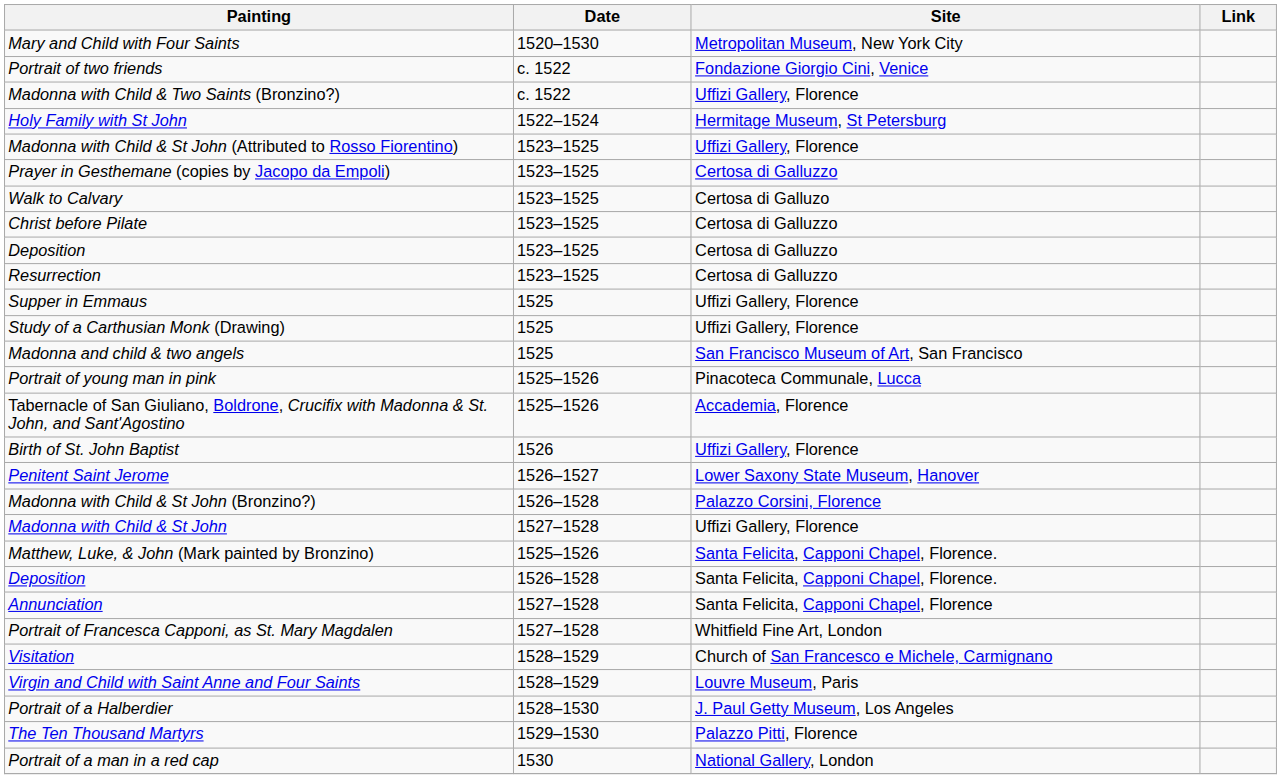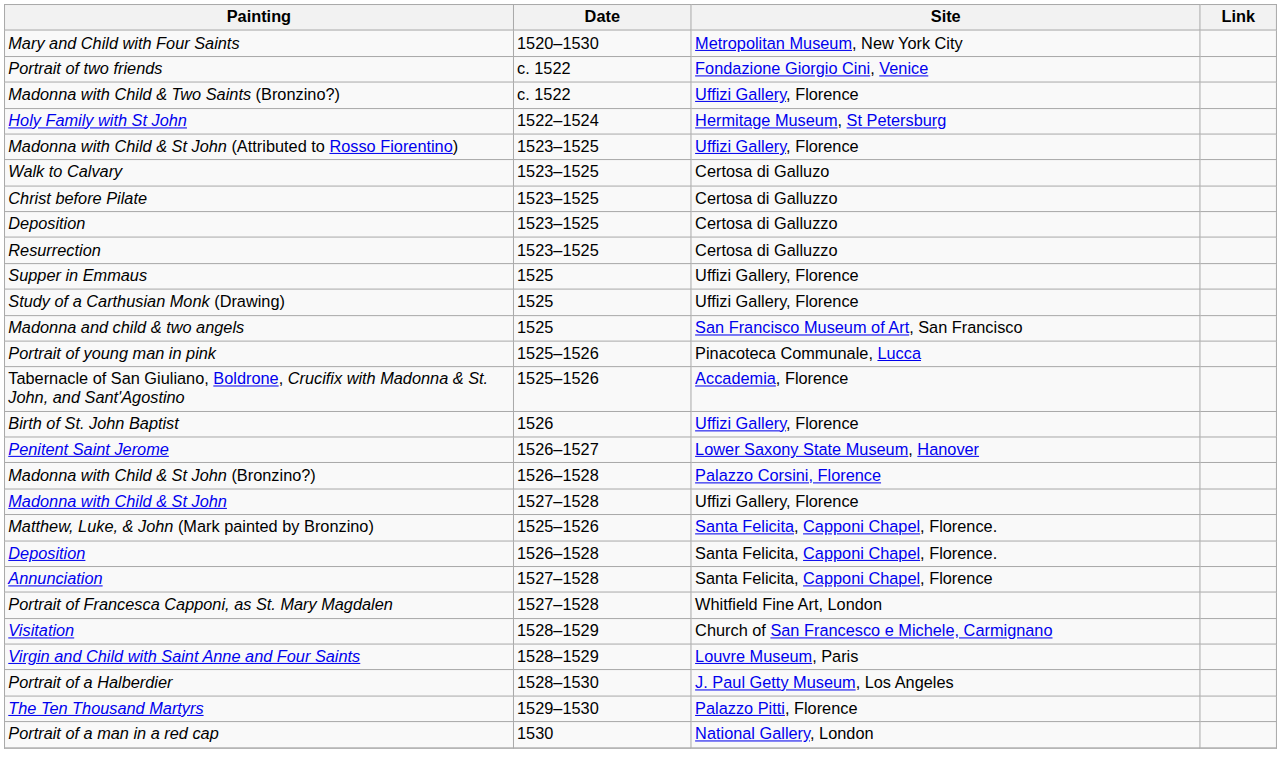- row: (199, 172)
